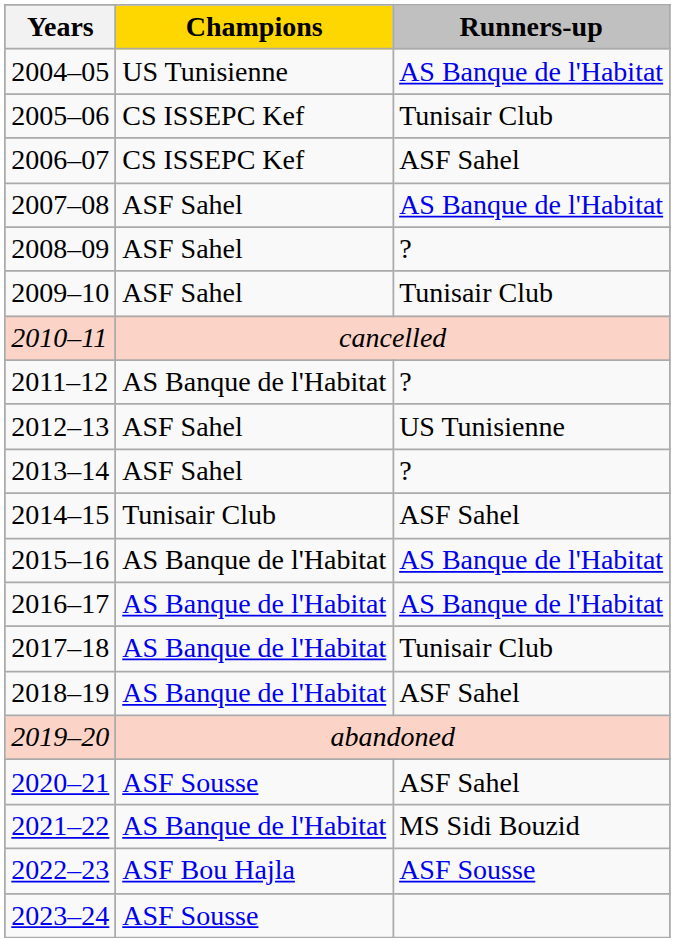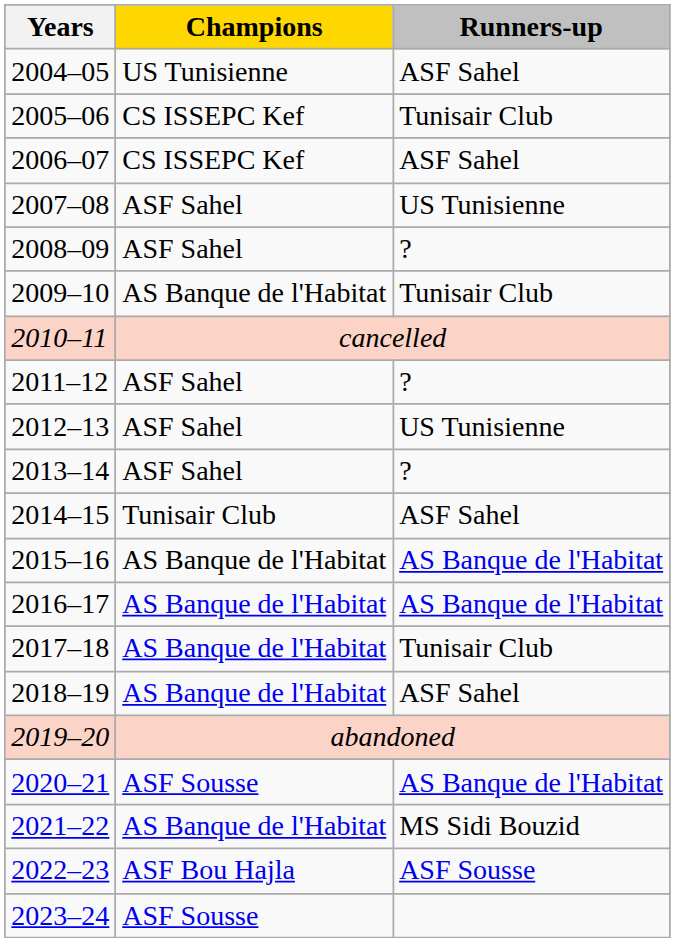(531, 71) AS Banque de l'Habitat -> (459, 71) ASF Sahel
(531, 204) AS Banque de l'Habitat -> (482, 204) US Tunisienne
(183, 293) ASF Sahel -> (254, 293) AS Banque de l'Habitat
(254, 381) AS Banque de l'Habitat -> (183, 381) ASF Sahel
(459, 781) ASF Sahel -> (531, 781) AS Banque de l'Habitat
